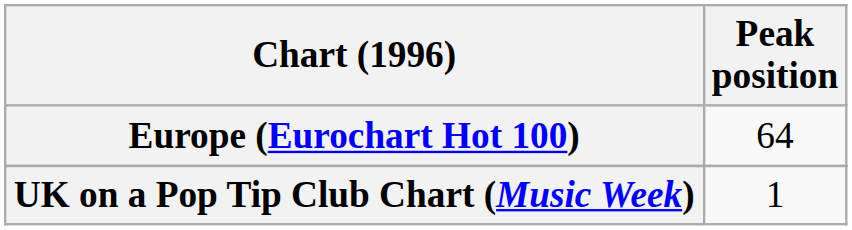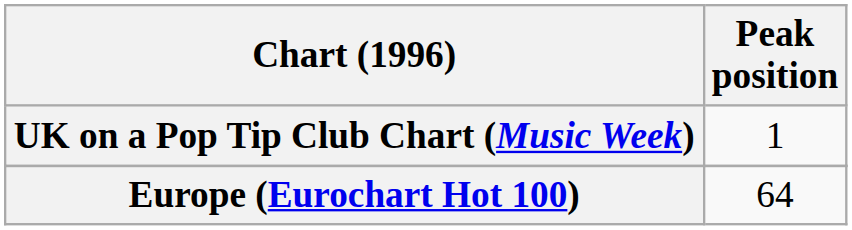rows swapped: (354, 135) <-> (354, 194)
